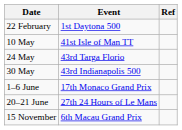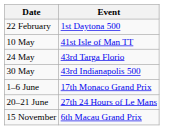- column: (168, 11)
